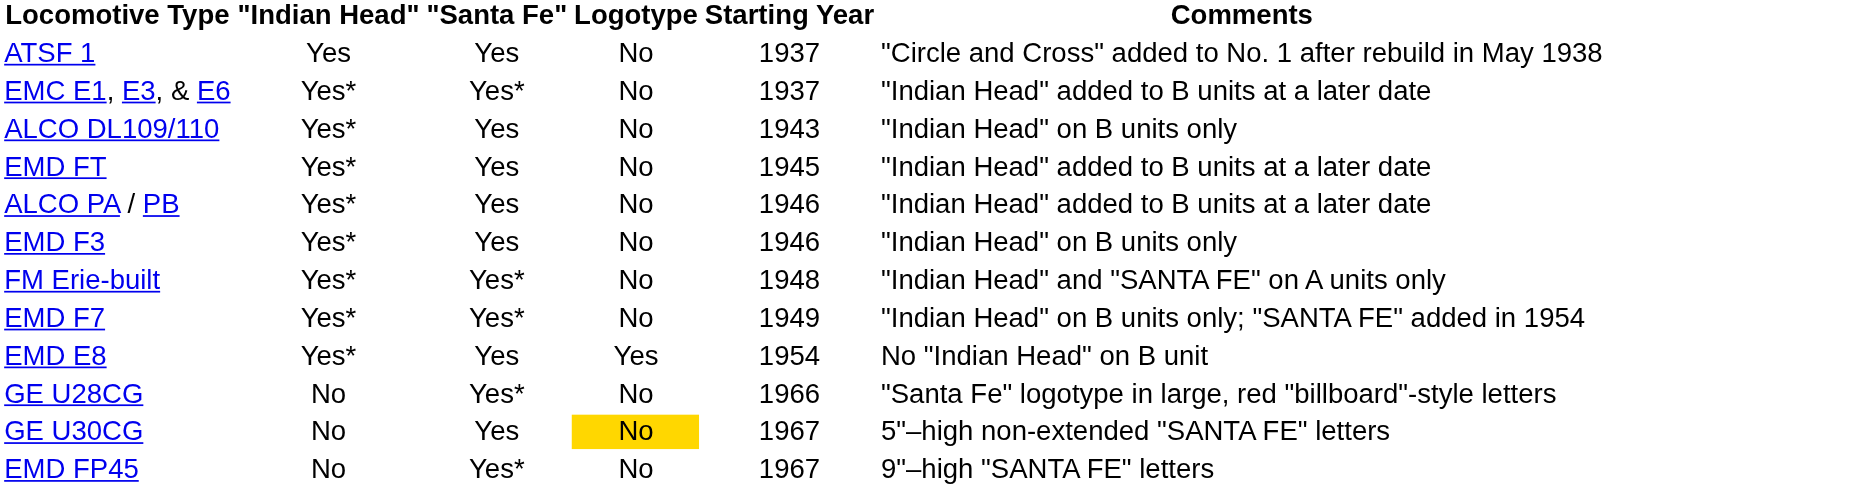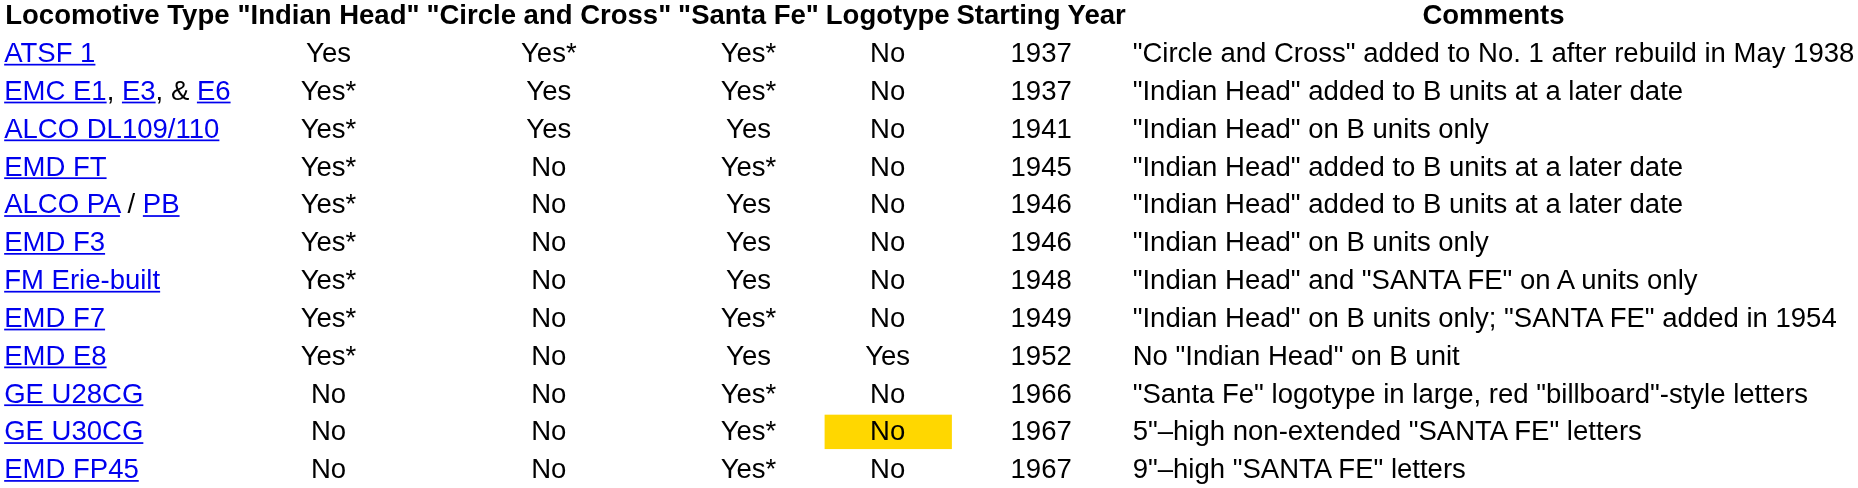+ column: (549, 15)
(497, 53) Yes -> (749, 53) Yes*
(789, 128) 1943 -> (1041, 128) 1941
(497, 166) Yes -> (749, 166) Yes*
(497, 280) Yes* -> (749, 280) Yes
(789, 355) 1954 -> (1041, 355) 1952
(497, 431) Yes -> (749, 431) Yes*
